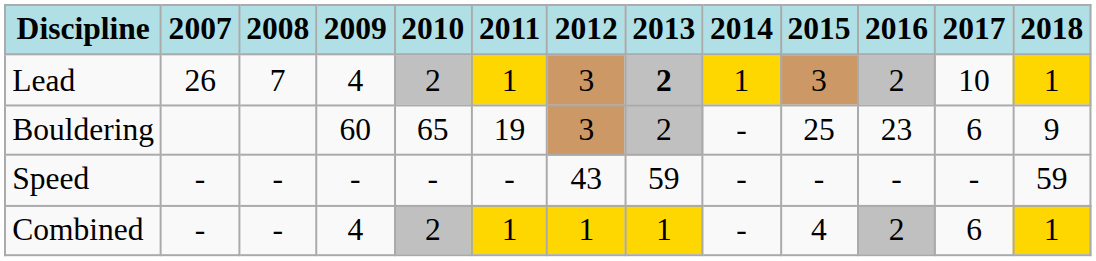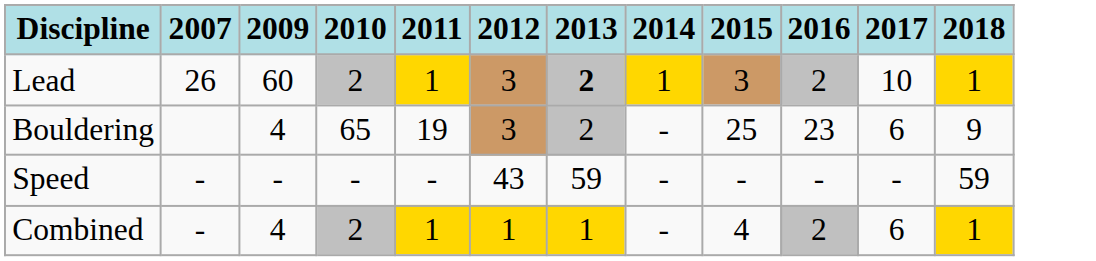- column: (278, 29)
(355, 79) 4 -> (278, 79) 60
(355, 129) 60 -> (278, 129) 4
